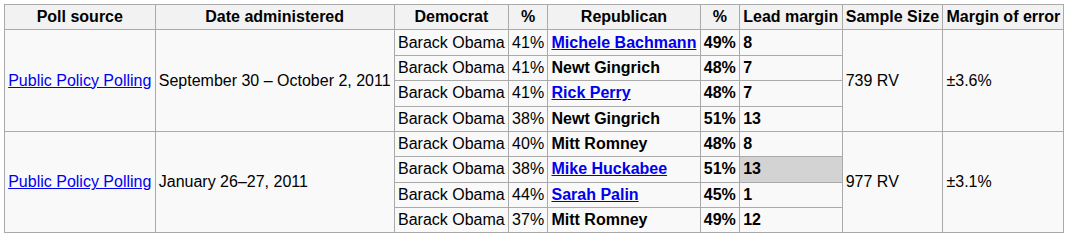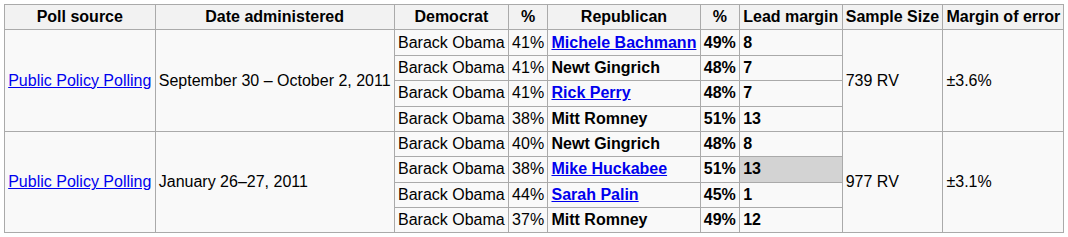(606, 118) Newt Gingrich -> (599, 118) Mitt Romney
(599, 144) Mitt Romney -> (606, 144) Newt Gingrich
